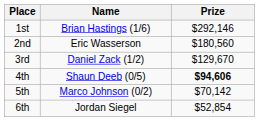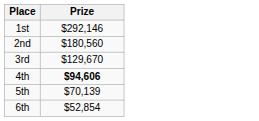- column: (106, 12)
(213, 92) $70,142 -> (82, 92) $70,139
